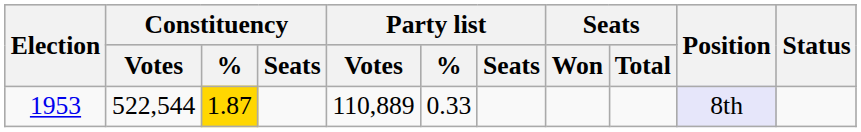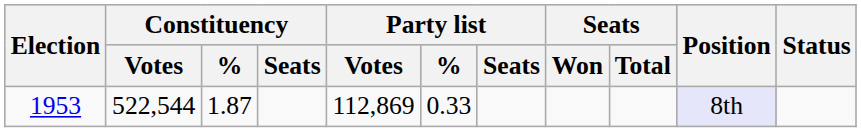(230, 106) gold background -> (230, 106) no background
(374, 106) 110,889 -> (374, 106) 112,869
